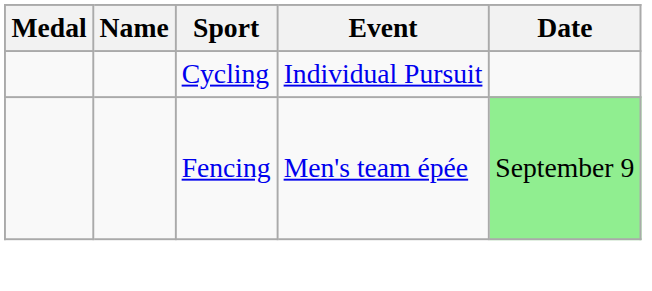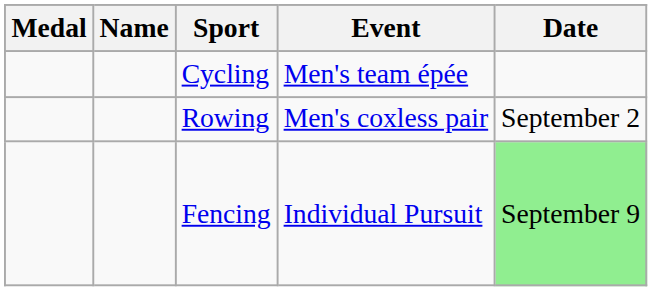(383, 73) Individual Pursuit -> (376, 73) Men's team épée
+ row: (225, 118)
(376, 167) Men's team épée -> (383, 213) Individual Pursuit
